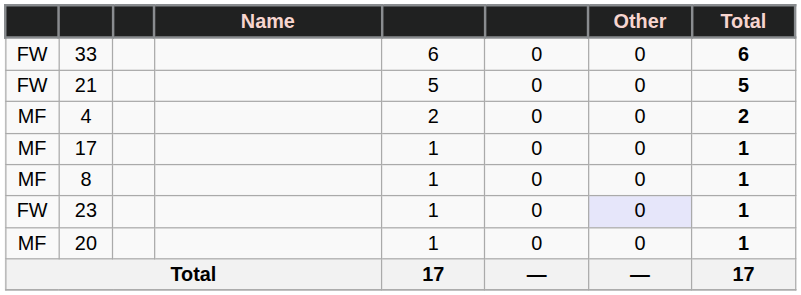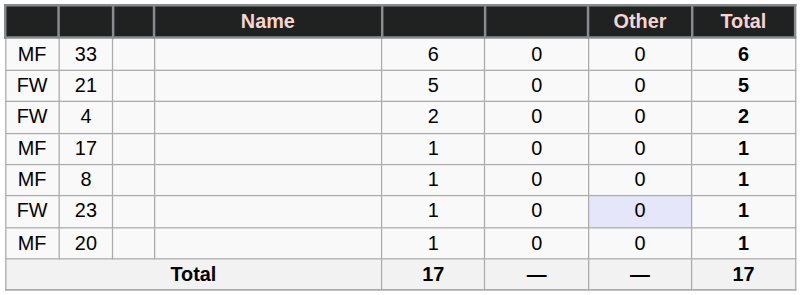(32, 54) FW -> (32, 54) MF
(32, 117) MF -> (32, 117) FW
